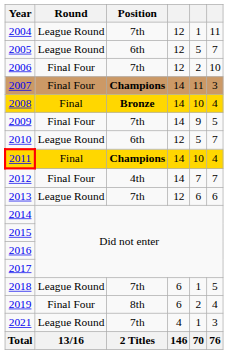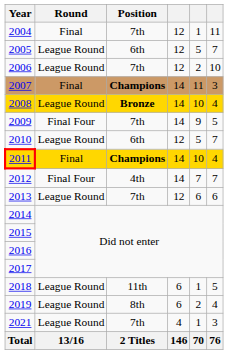(71, 31) League Round -> (71, 31) Final
(71, 67) Final Four -> (71, 67) League Round
(71, 85) Final Four -> (71, 85) Final
(71, 103) Final -> (71, 103) League Round
(137, 286) 7th -> (137, 286) 11th
(71, 304) Final Four -> (71, 304) League Round
